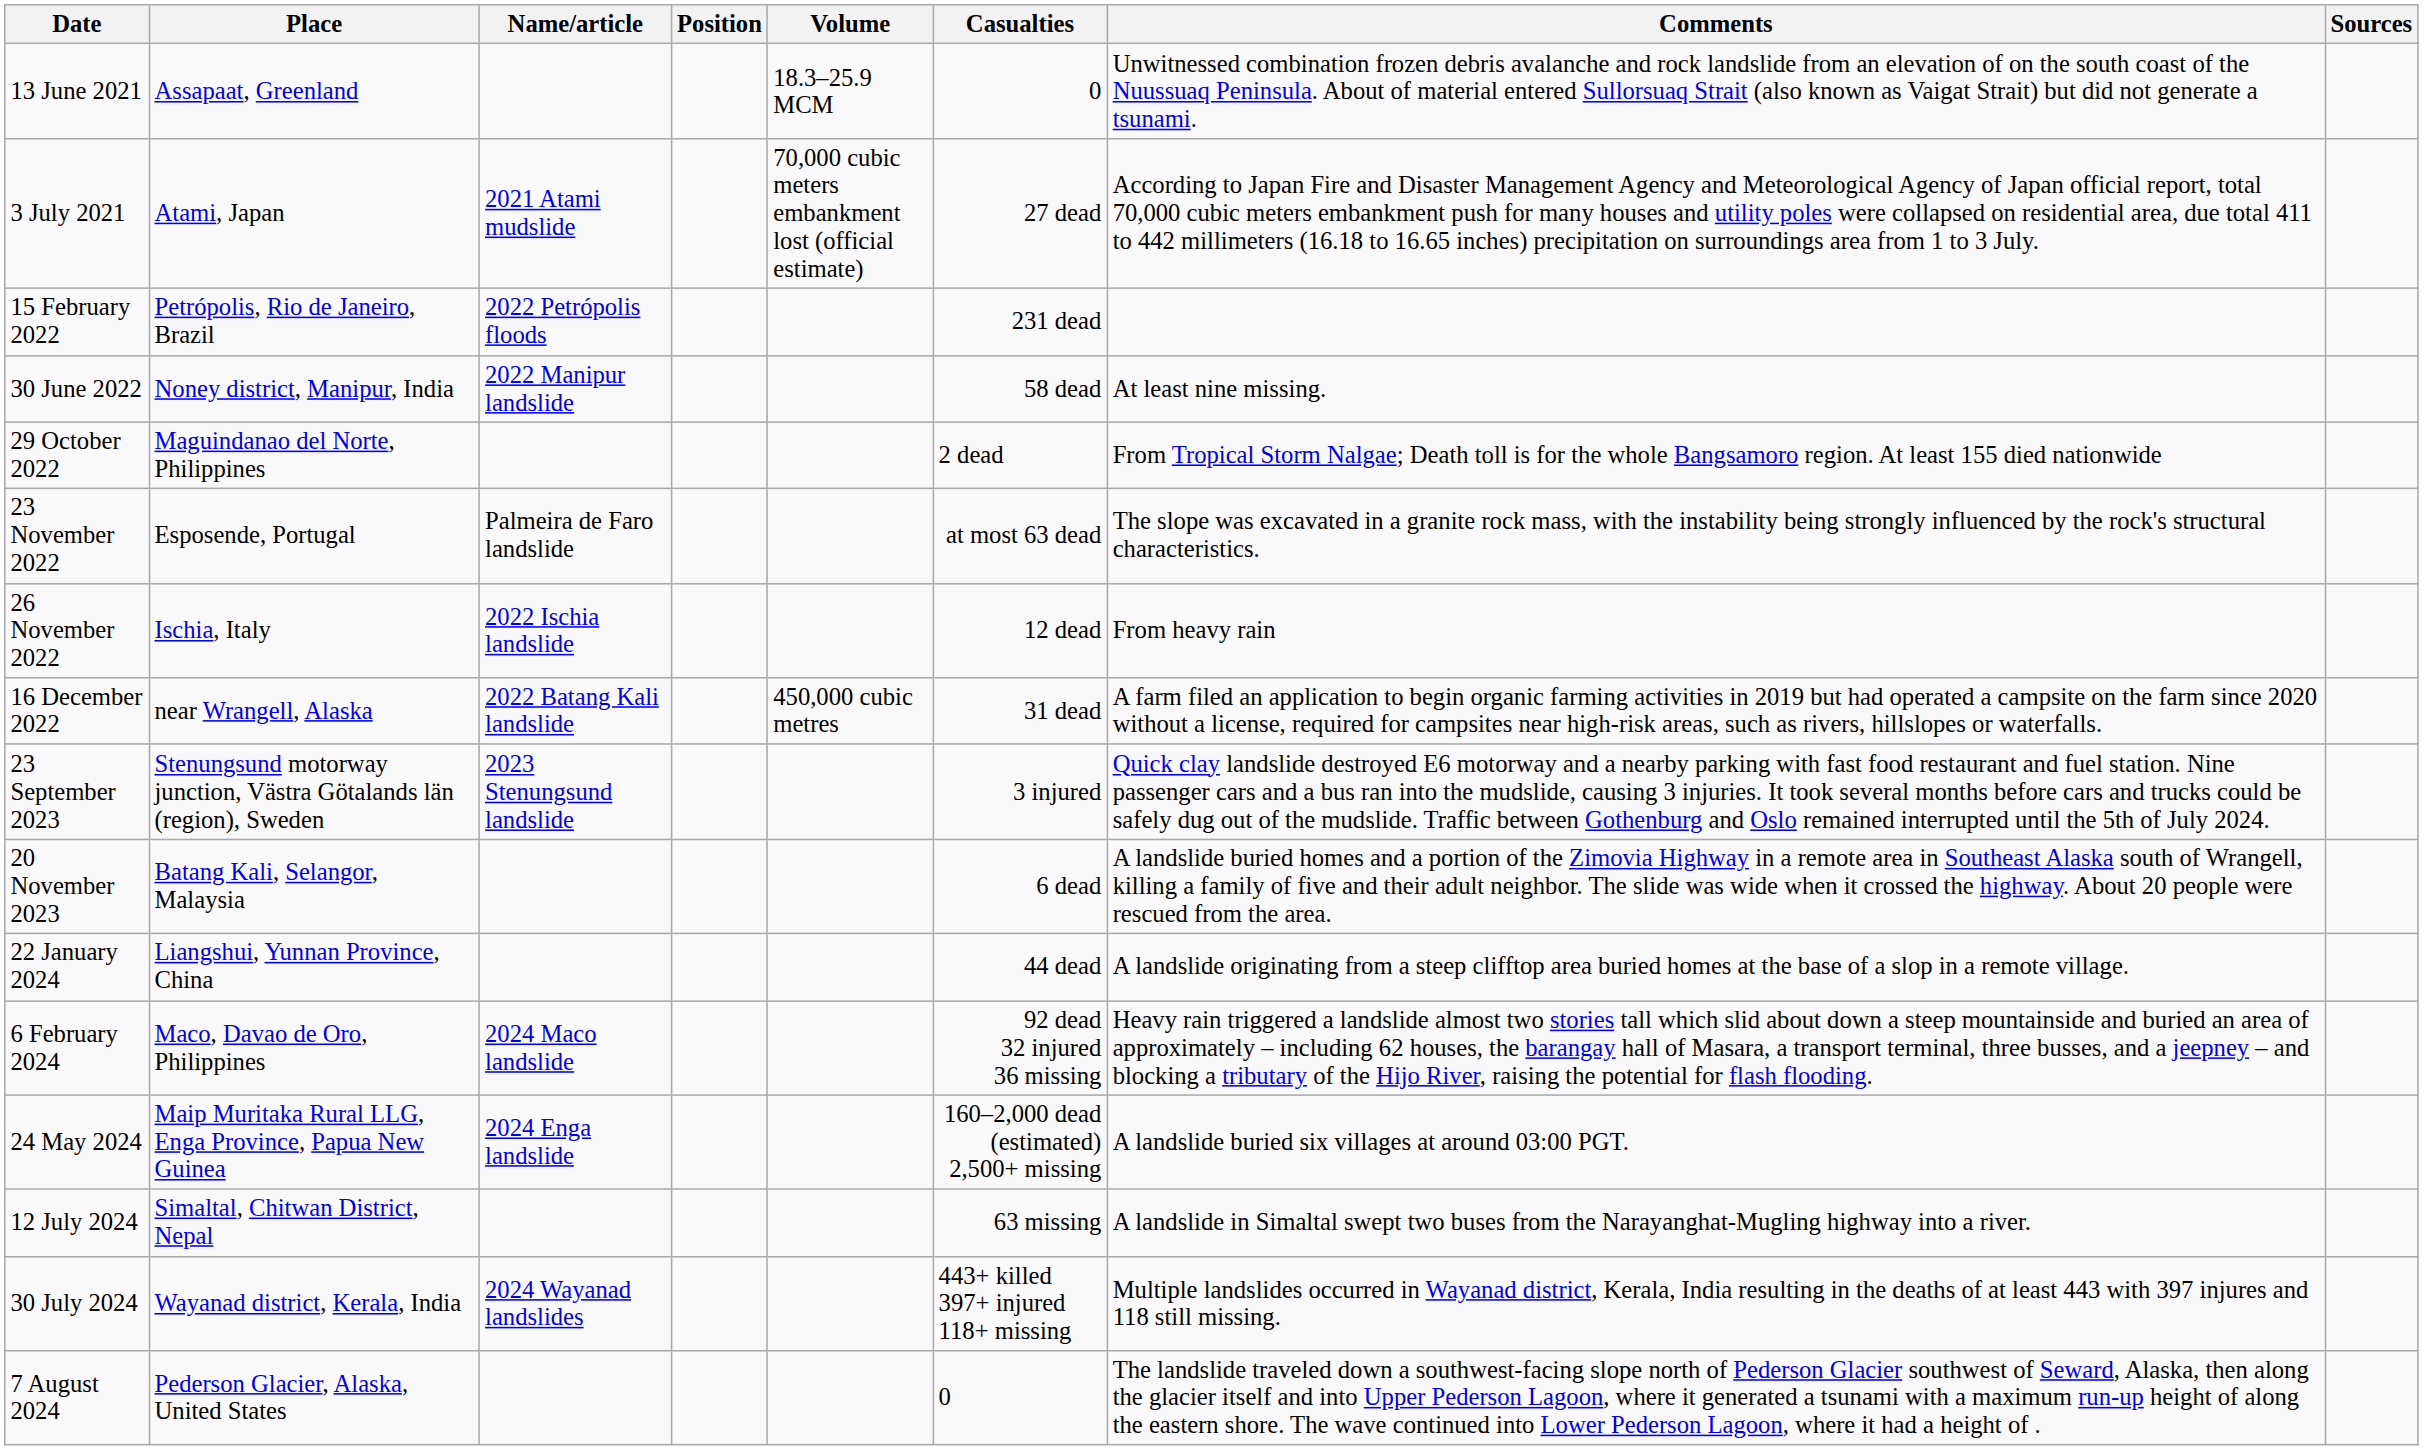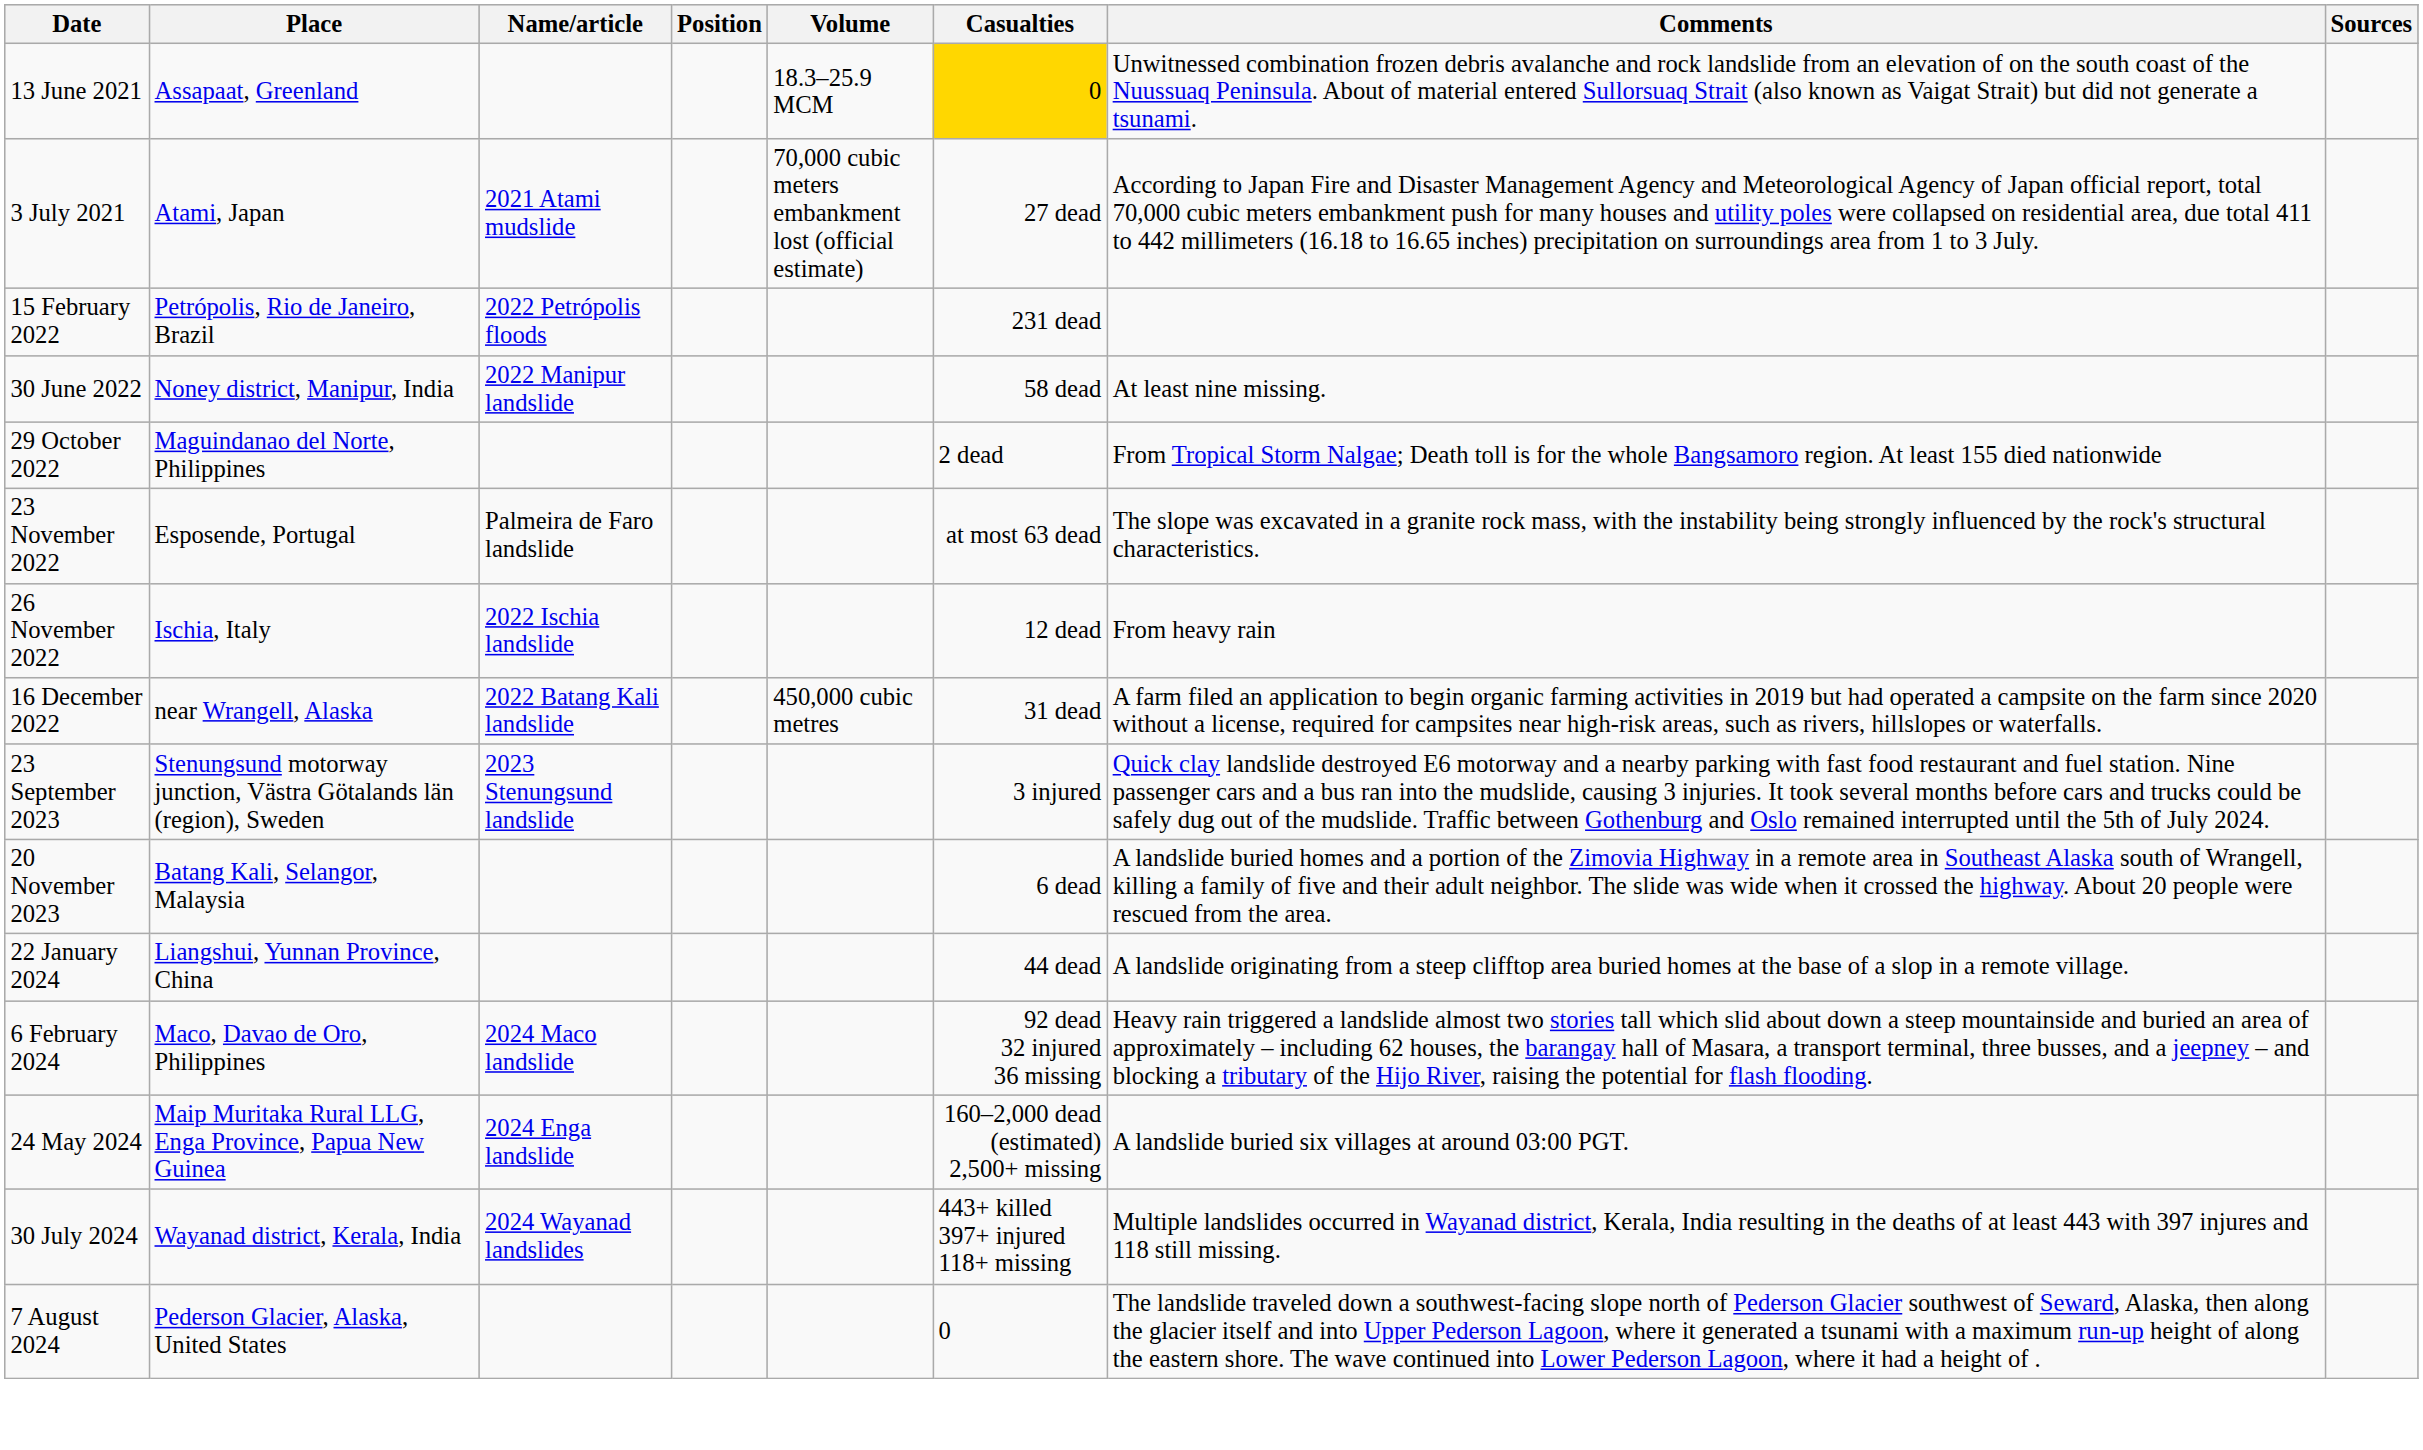(1095, 90) no background -> (1095, 90) gold background
- row: (74, 1222)
